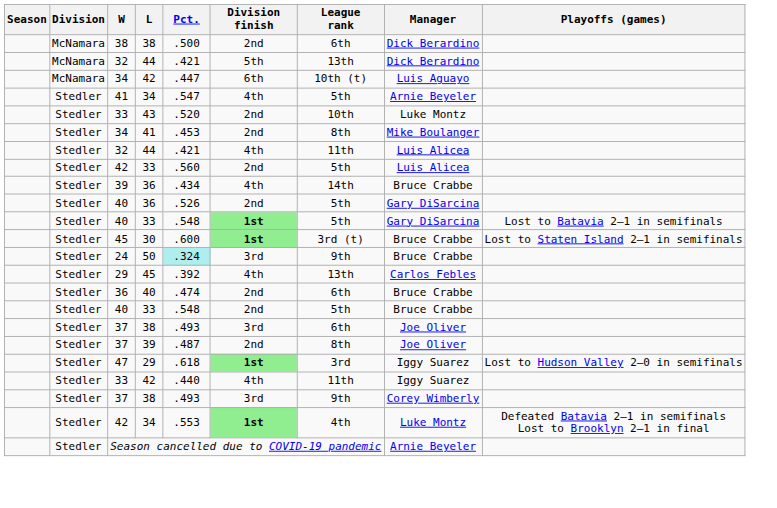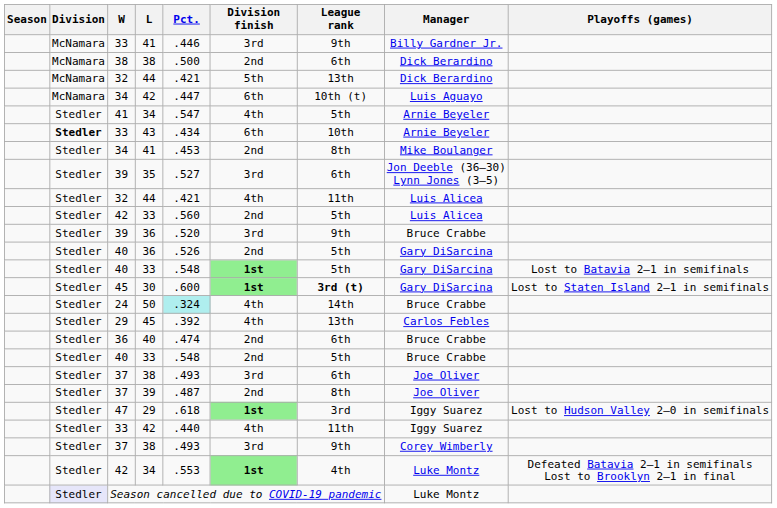+ row: (121, 44)
(79, 115) normal -> (79, 133) bold
(187, 115) .520 -> (187, 133) .434
(254, 115) 2nd -> (254, 133) 6th
(433, 115) Luke Montz -> (446, 133) Arnie Beyeler
+ row: (121, 174)
(187, 186) .434 -> (187, 234) .520
(254, 186) 4th -> (254, 234) 3rd
(341, 186) 14th -> (341, 234) 9th
(341, 239) normal -> (341, 287) bold
(433, 239) Bruce Crabbe -> (446, 287) Gary DiSarcina
(254, 257) 3rd -> (254, 305) 4th
(341, 257) 9th -> (341, 305) 14th
(79, 447) no background -> (79, 495) lavender background
(433, 447) Arnie Beyeler -> (446, 495) Luke Montz
